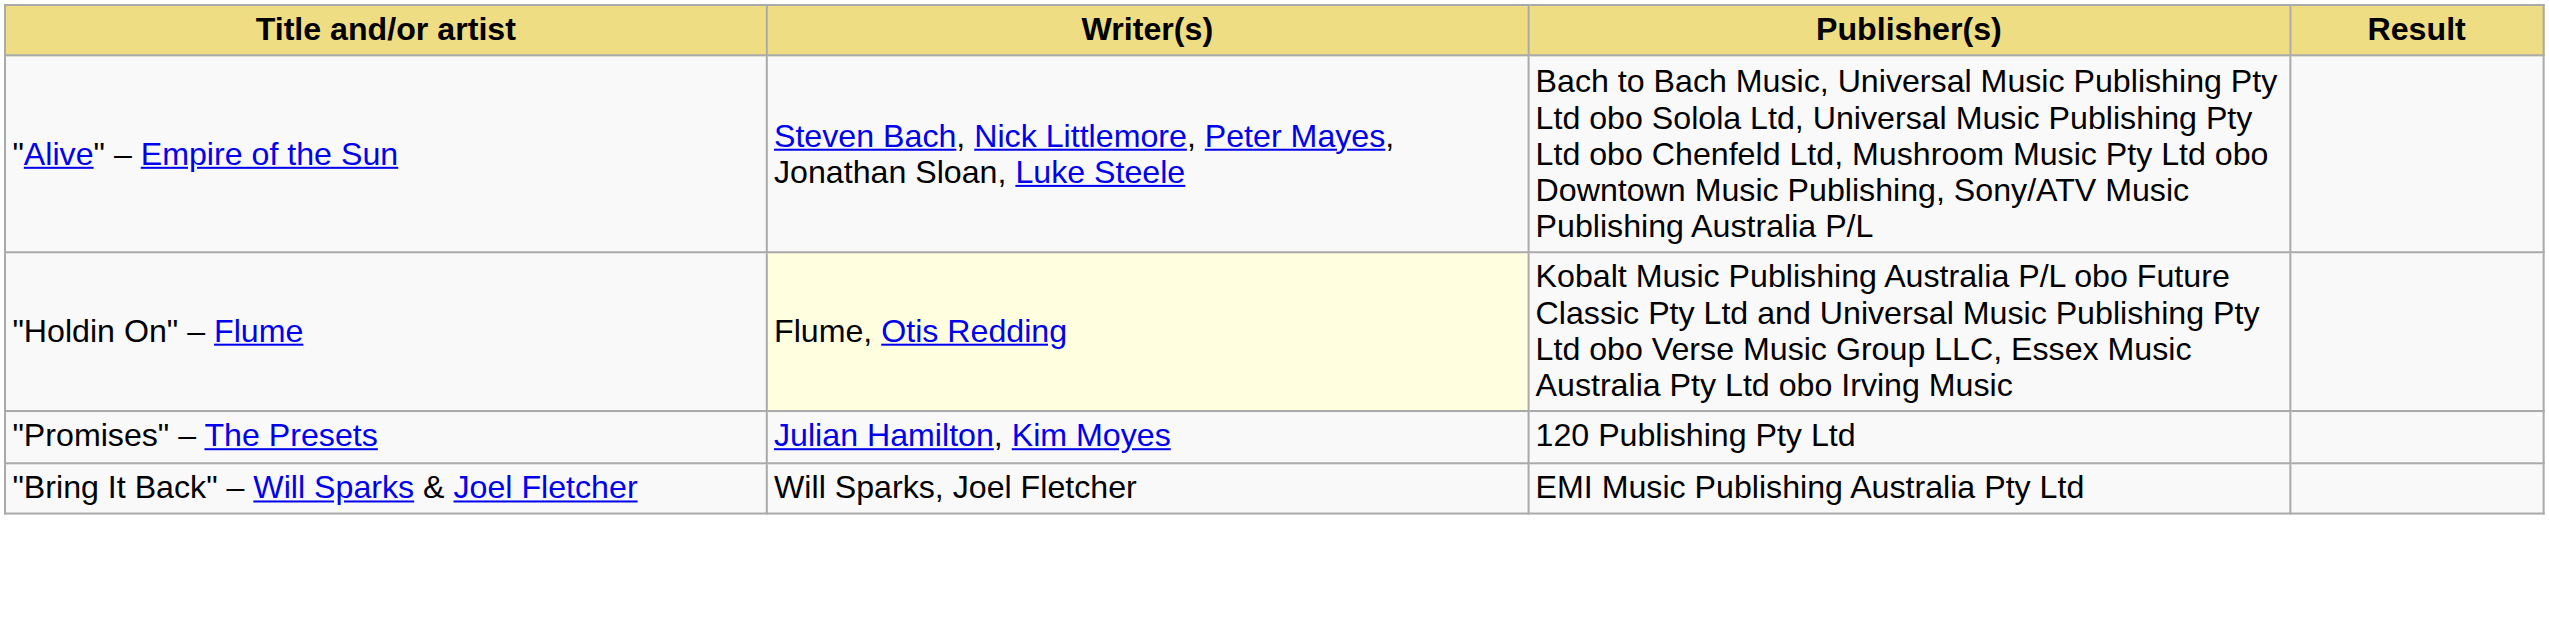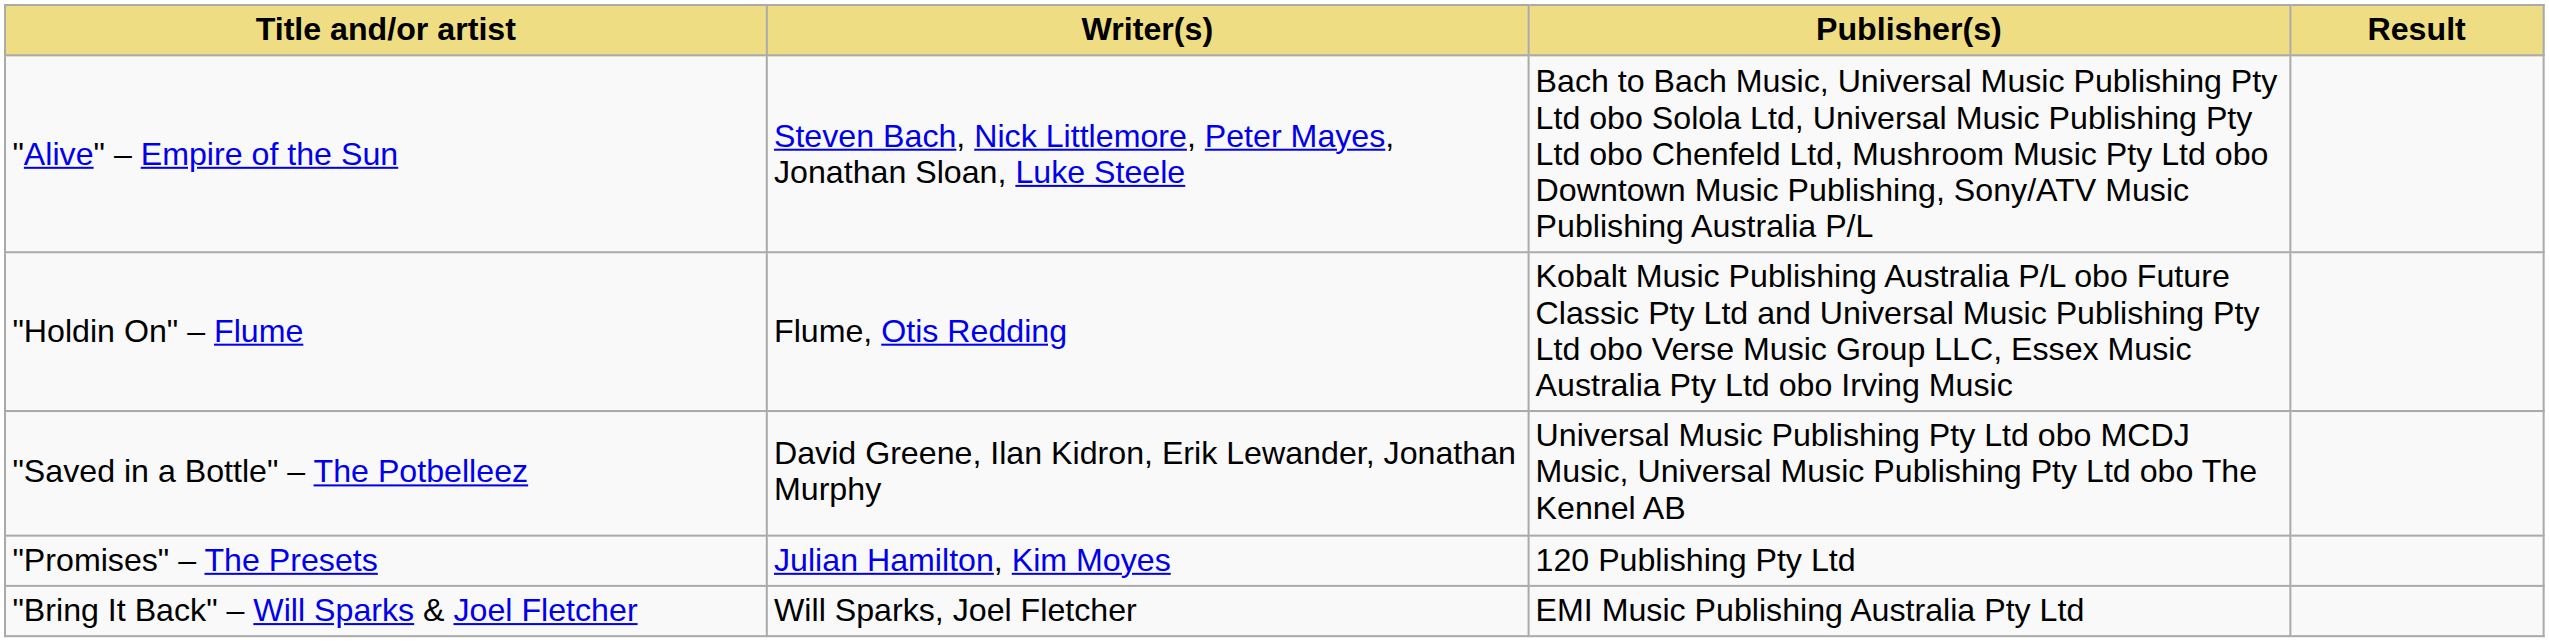(921, 330) lightyellow background -> (921, 330) no background
+ row: (270, 472)
